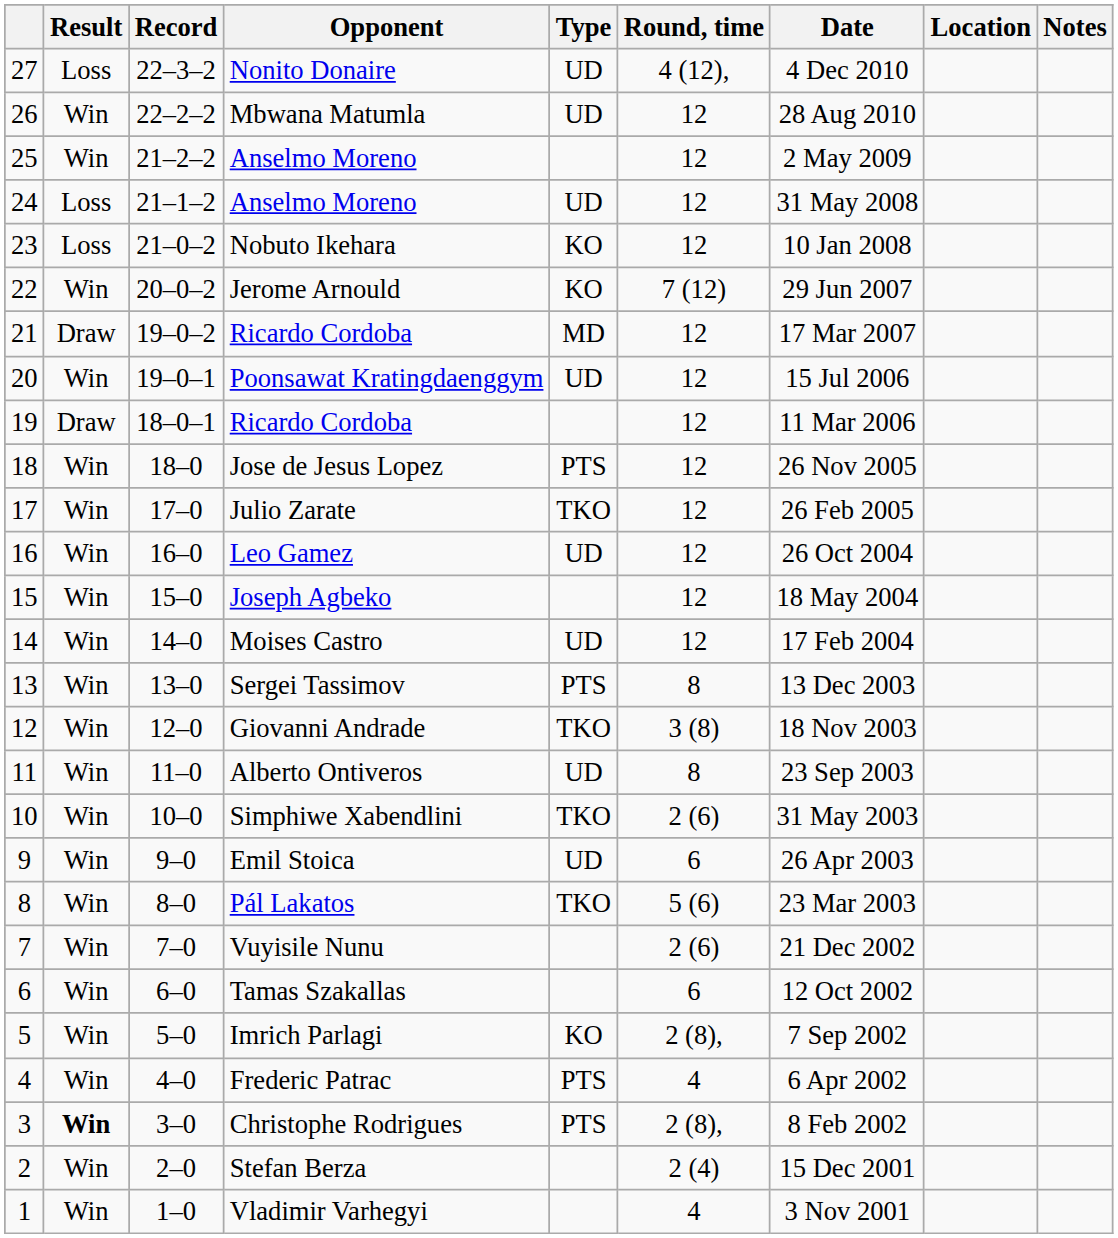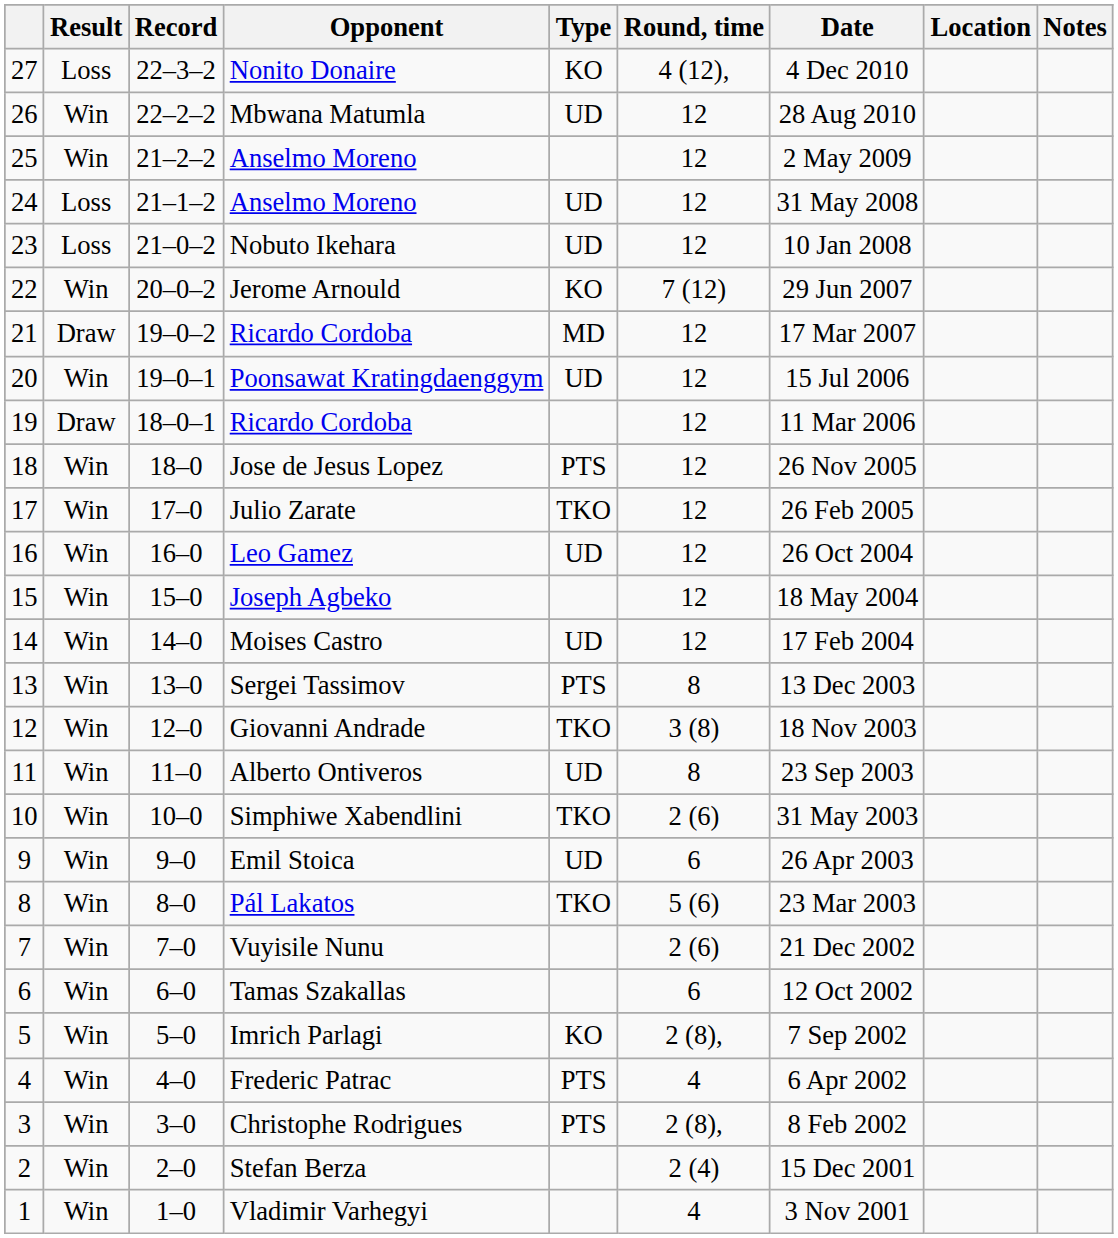(584, 70) UD -> (584, 70) KO
(584, 245) KO -> (584, 245) UD
(86, 1123) bold -> (86, 1123) normal
